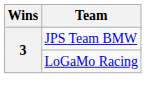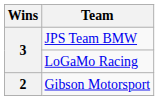+ row: (97, 84)
